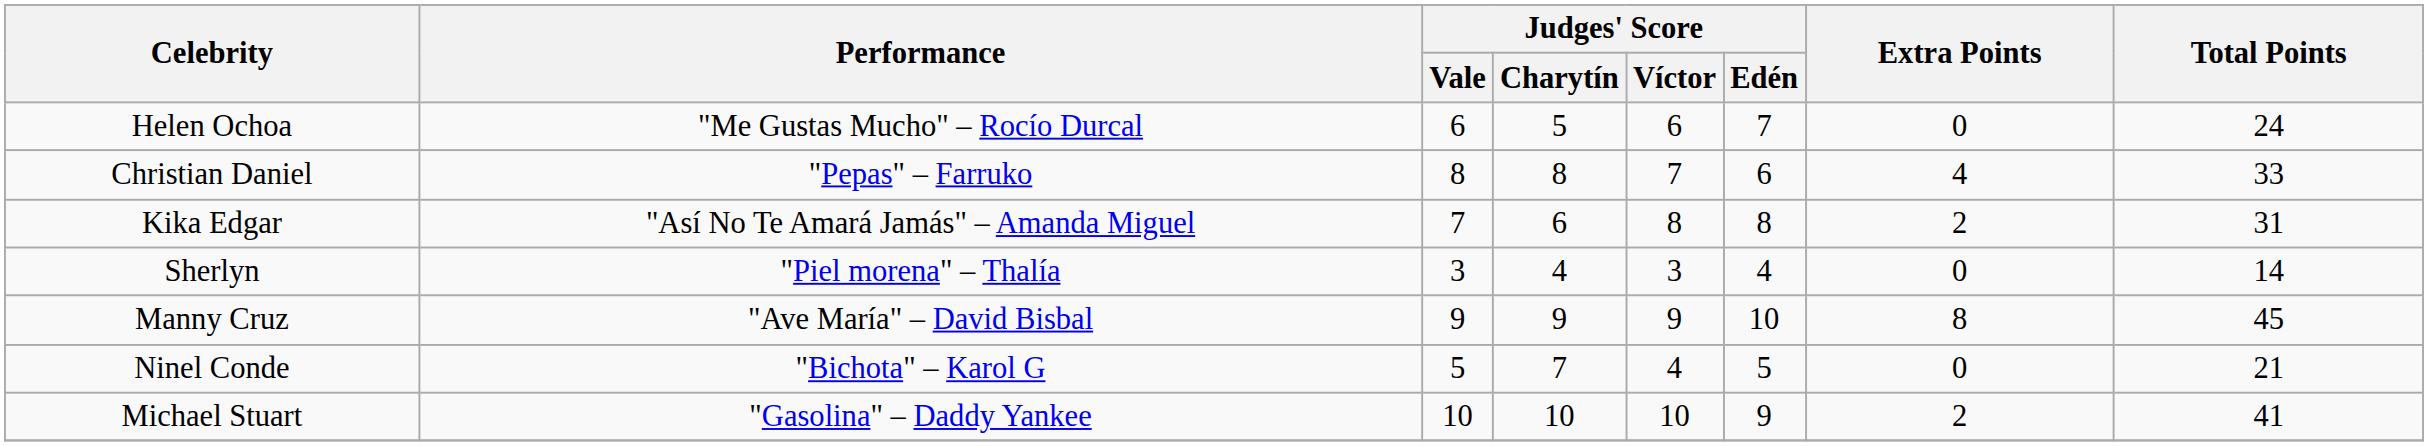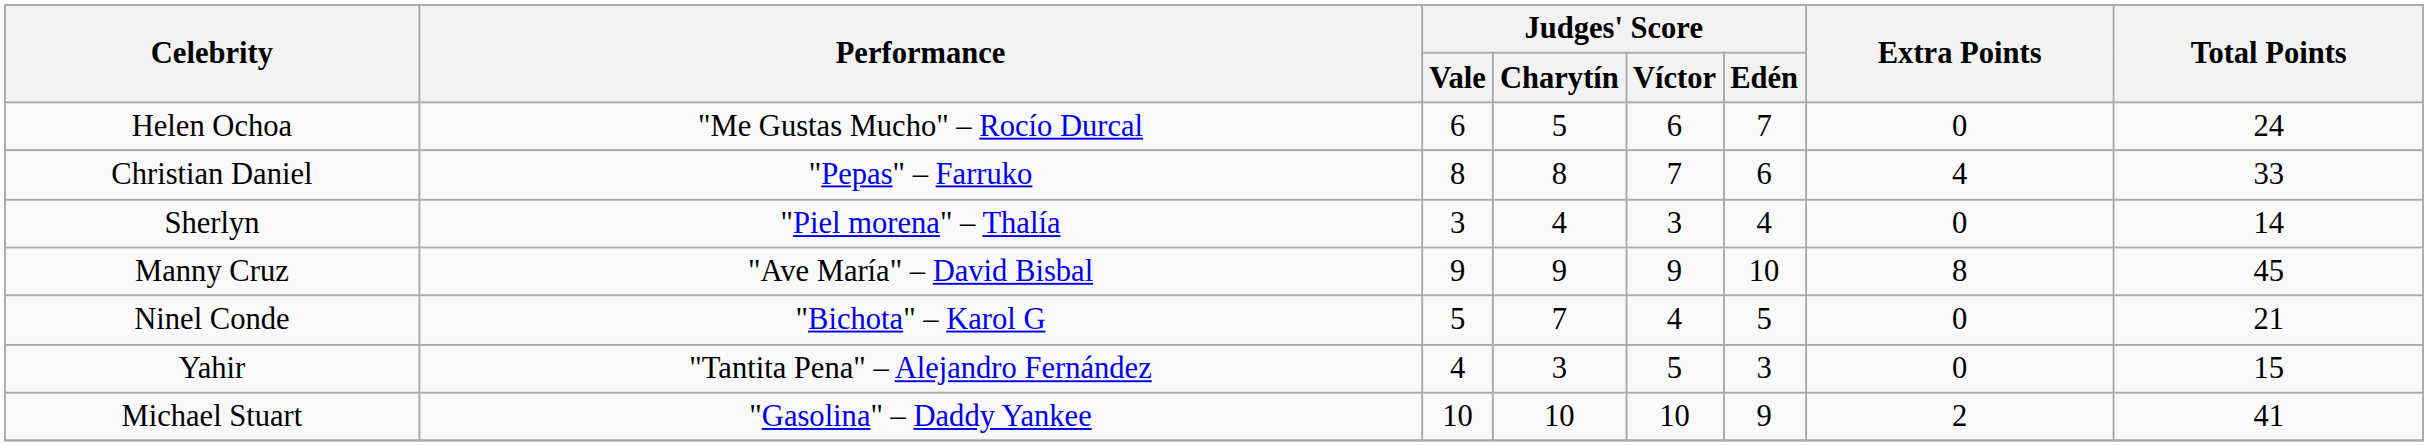- row: (212, 222)
+ row: (212, 367)
